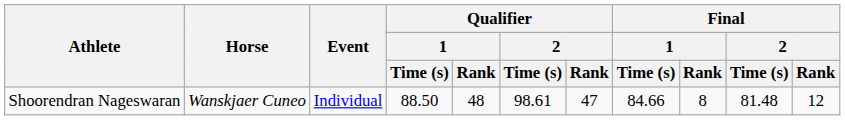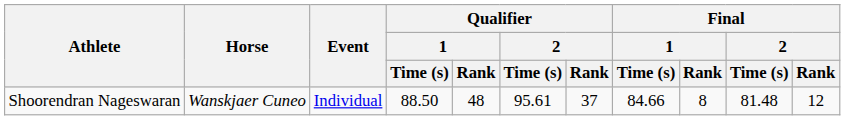(533, 101) 98.61 -> (533, 101) 95.61
(589, 101) 47 -> (589, 101) 37
